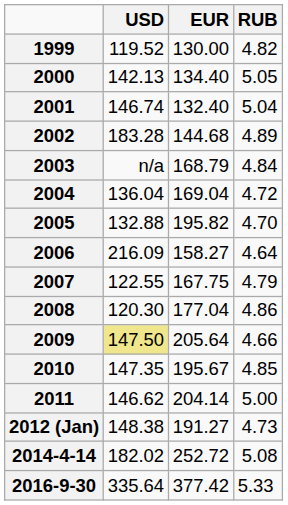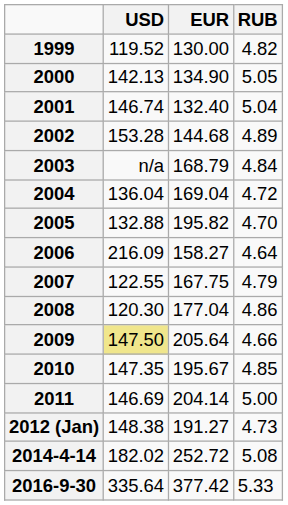(201, 78) 134.40 -> (201, 78) 134.90
(136, 136) 183.28 -> (136, 136) 153.28
(136, 398) 146.62 -> (136, 398) 146.69
